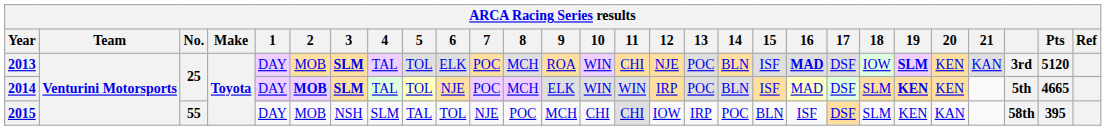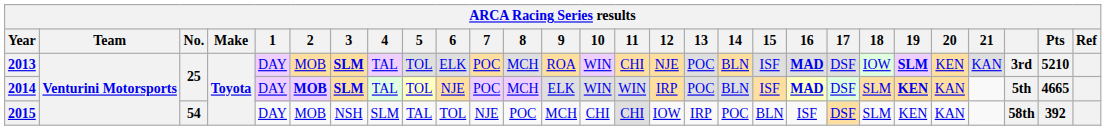(1055, 64) 5120 -> (1055, 64) 5210
(807, 88) normal -> (807, 88) bold
(950, 88) KEN -> (950, 88) KAN
(194, 112) 55 -> (194, 112) 54
(1055, 112) 395 -> (1055, 112) 392
